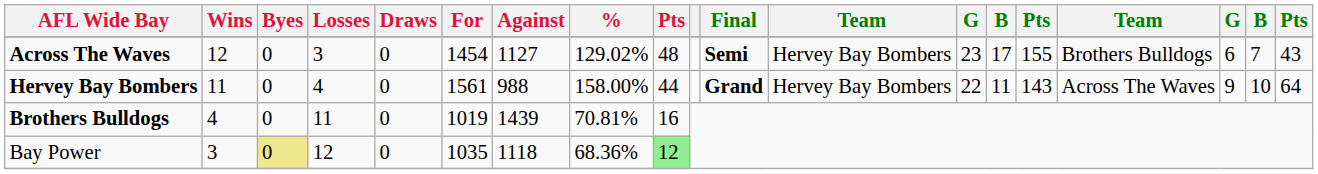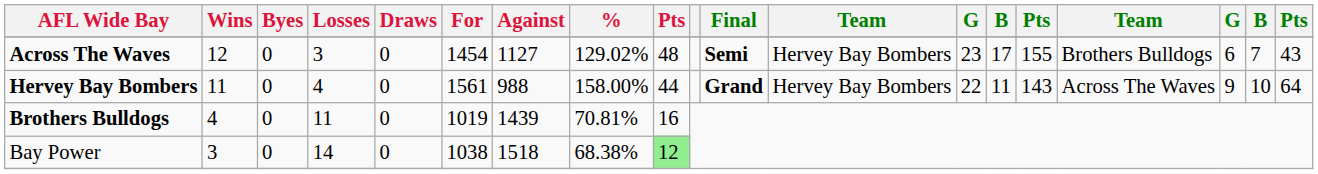(267, 151) khaki background -> (267, 151) no background
(323, 151) 12 -> (323, 151) 14
(467, 151) 1035 -> (467, 151) 1038
(517, 151) 1118 -> (518, 151) 1518
(606, 151) 68.36% -> (606, 151) 68.38%
